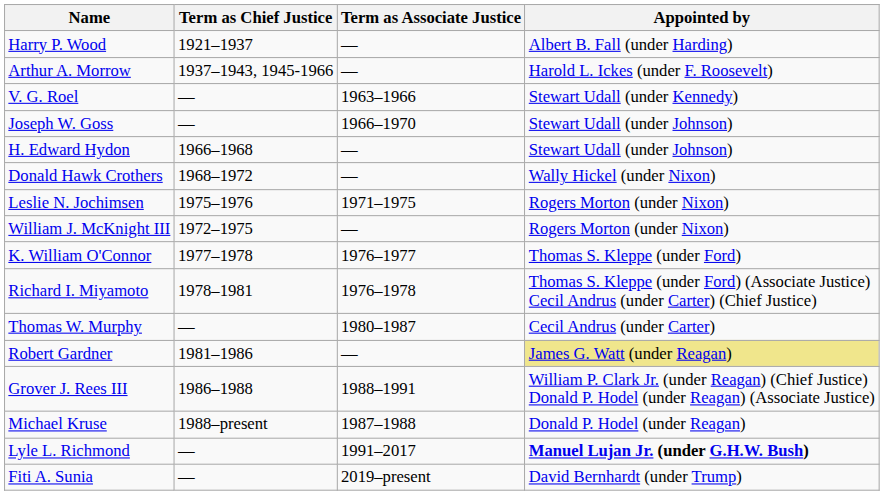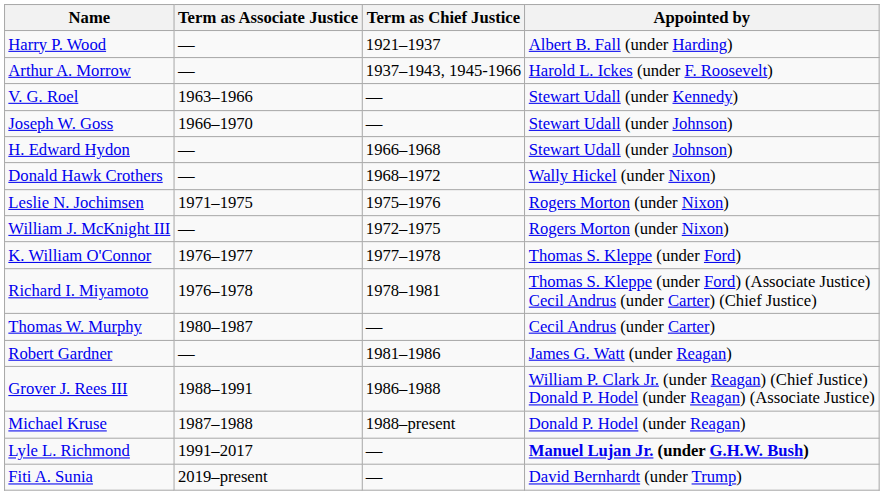columns swapped: (431, 17) <-> (256, 17)
(630, 353) khaki background -> (630, 353) no background
